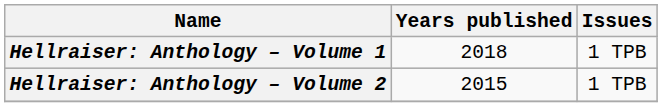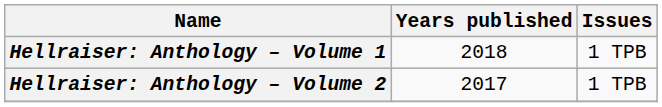(484, 85) 2015 -> (484, 85) 2017
